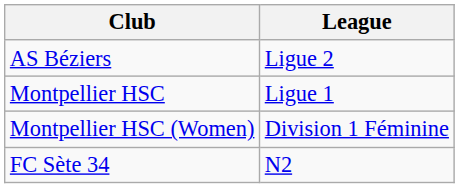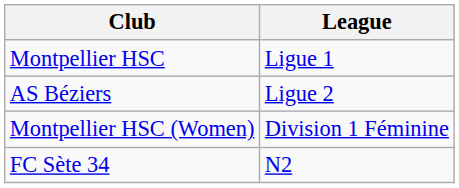rows swapped: (61, 57) <-> (87, 93)
